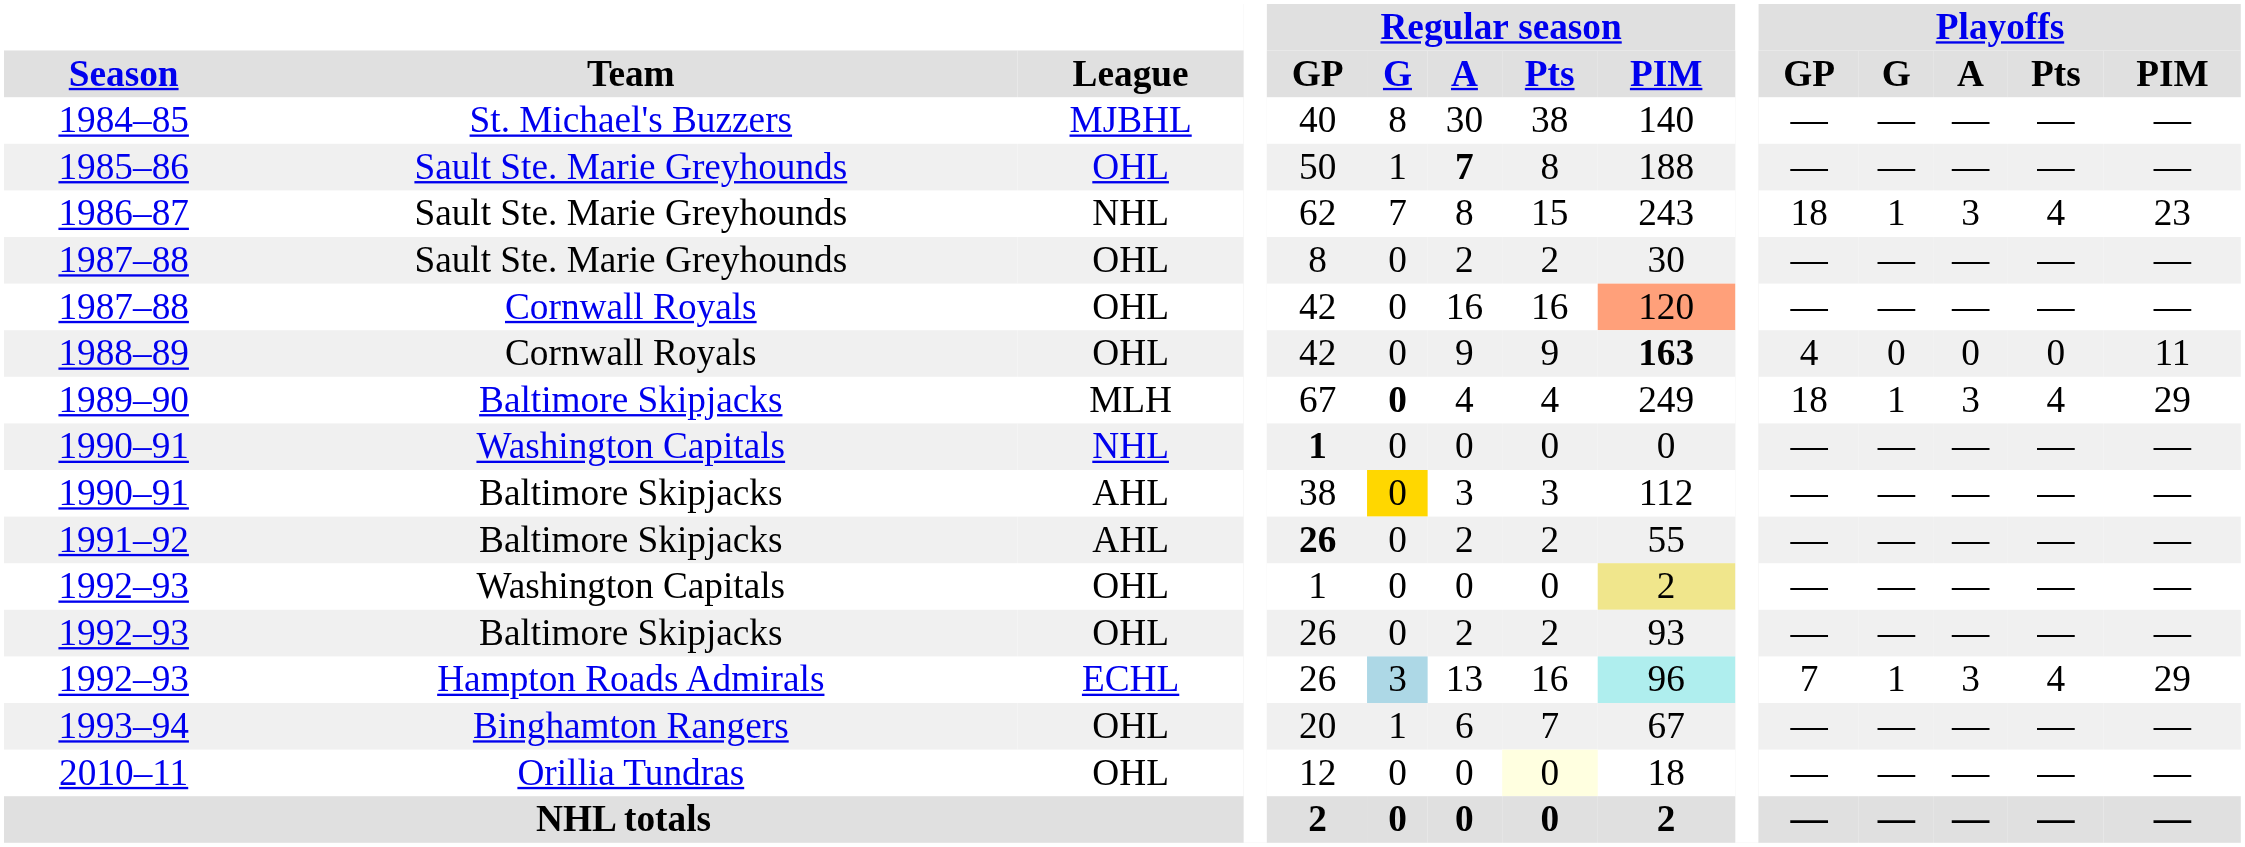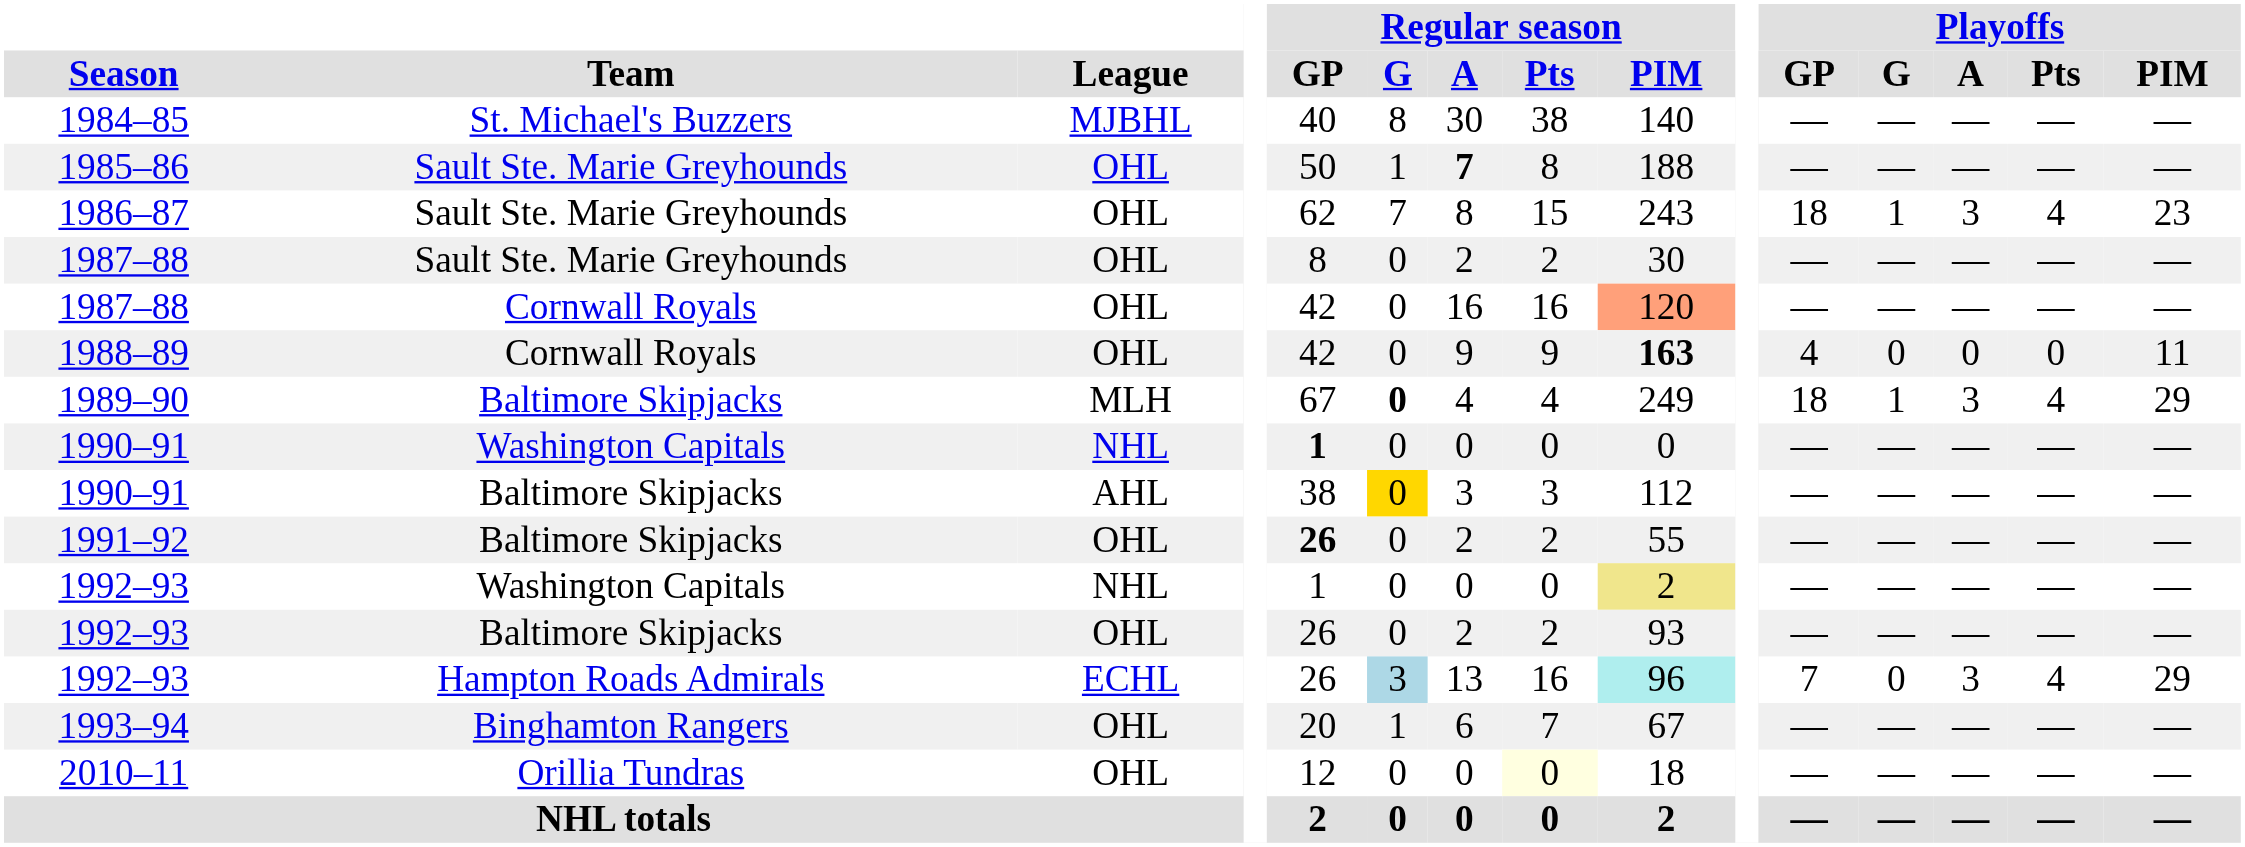(1131, 213) NHL -> (1131, 213) OHL
(1131, 539) AHL -> (1131, 539) OHL
(1131, 585) OHL -> (1131, 585) NHL
(1896, 679) 1 -> (1896, 679) 0
